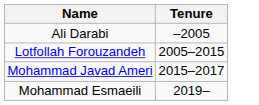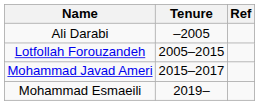+ column: (241, 14)
